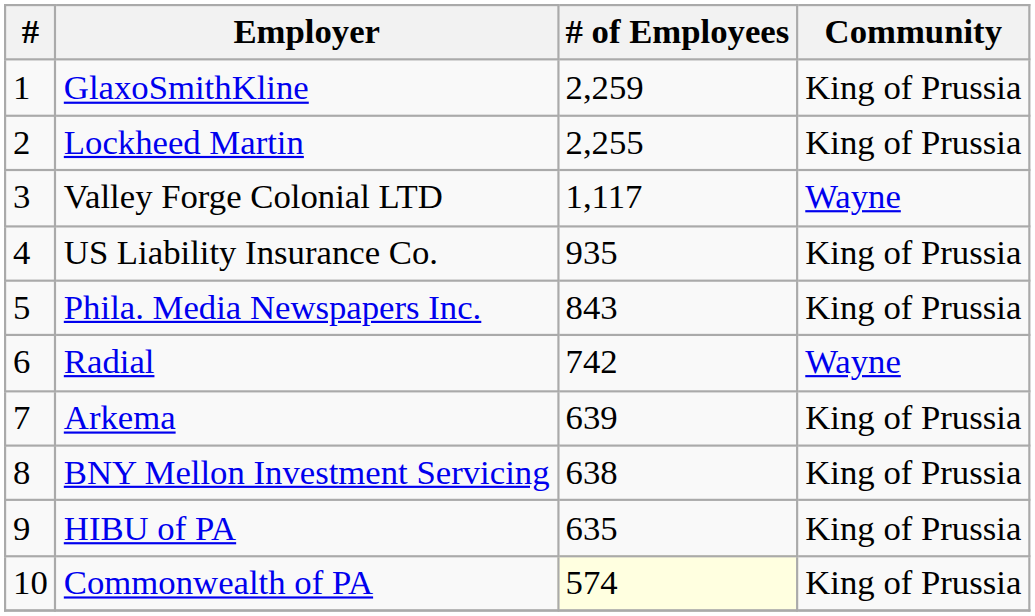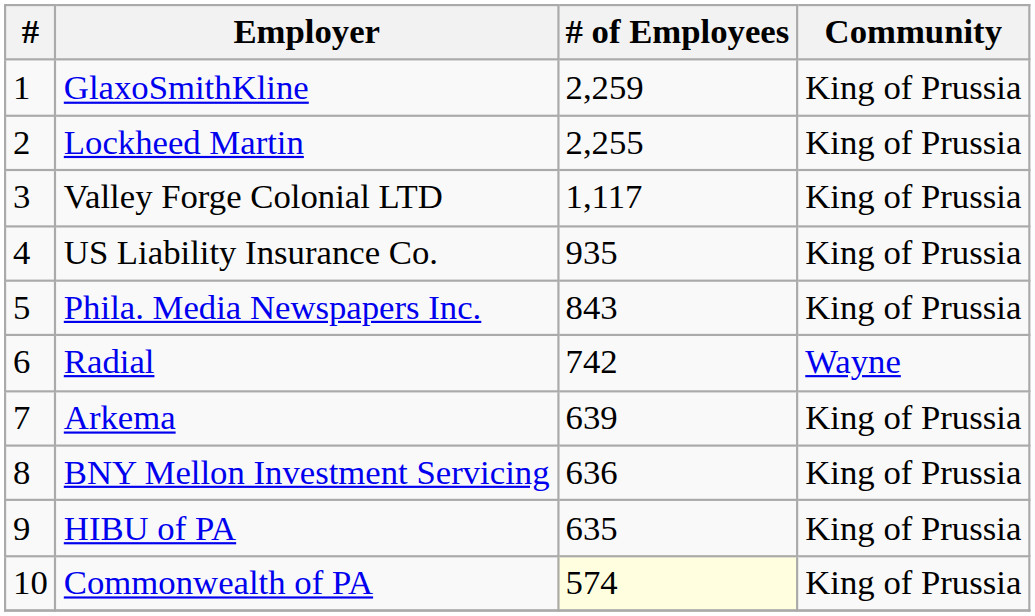(853, 197) Wayne -> (913, 197) King of Prussia
(592, 472) 638 -> (592, 472) 636
